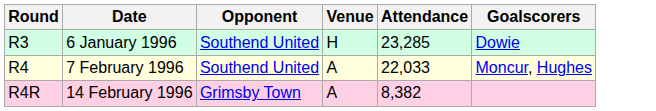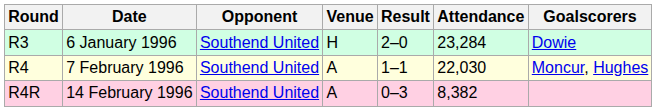+ column: (405, 17)
(405, 42) 23,285 -> (462, 42) 23,284
(405, 67) 22,033 -> (462, 67) 22,030
(250, 93) Grimsby Town -> (260, 93) Southend United
